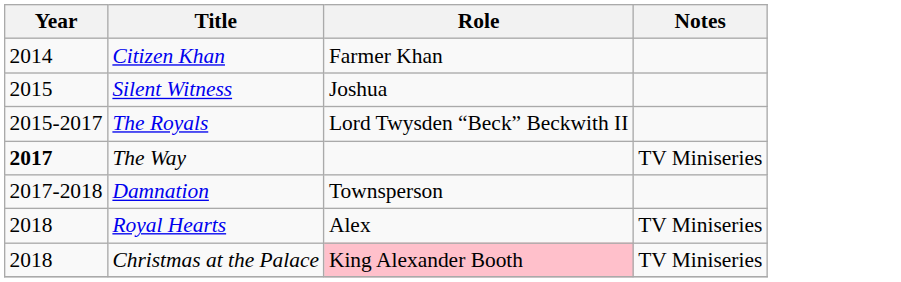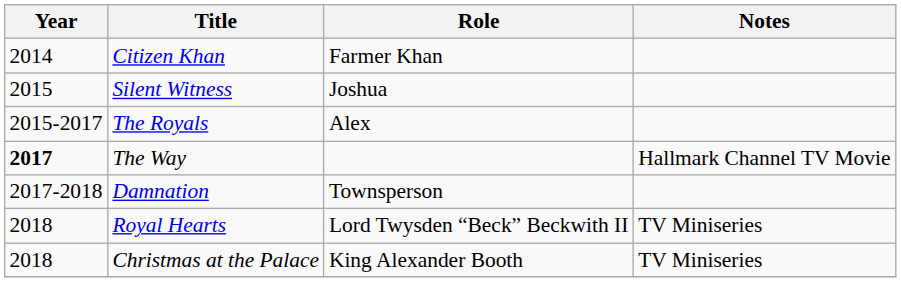(479, 123) Lord Twysden “Beck” Beckwith II -> (350, 123) Alex
(700, 157) TV Miniseries -> (764, 157) Hallmark Channel TV Movie
(350, 225) Alex -> (479, 225) Lord Twysden “Beck” Beckwith II
(426, 259) pink background -> (426, 259) no background
